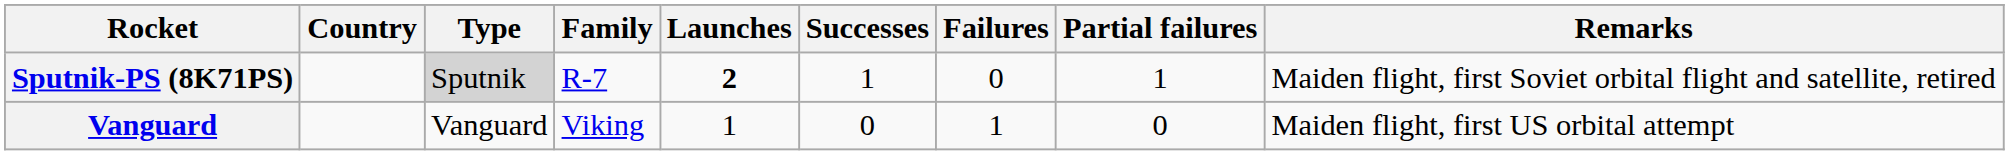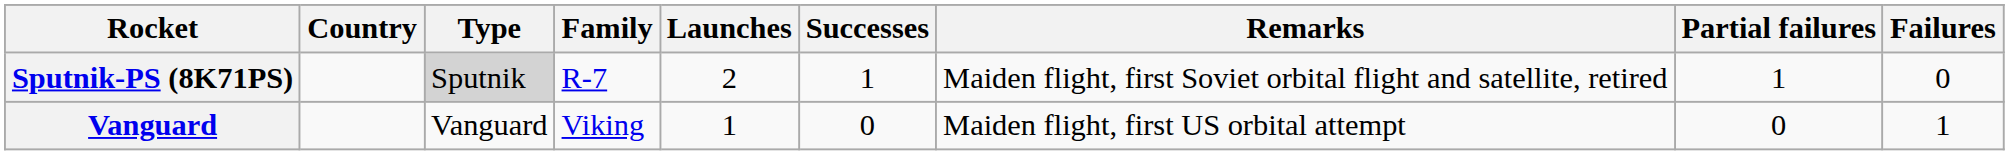columns swapped: (996, 28) <-> (1634, 28)
(729, 76) bold -> (729, 76) normal
